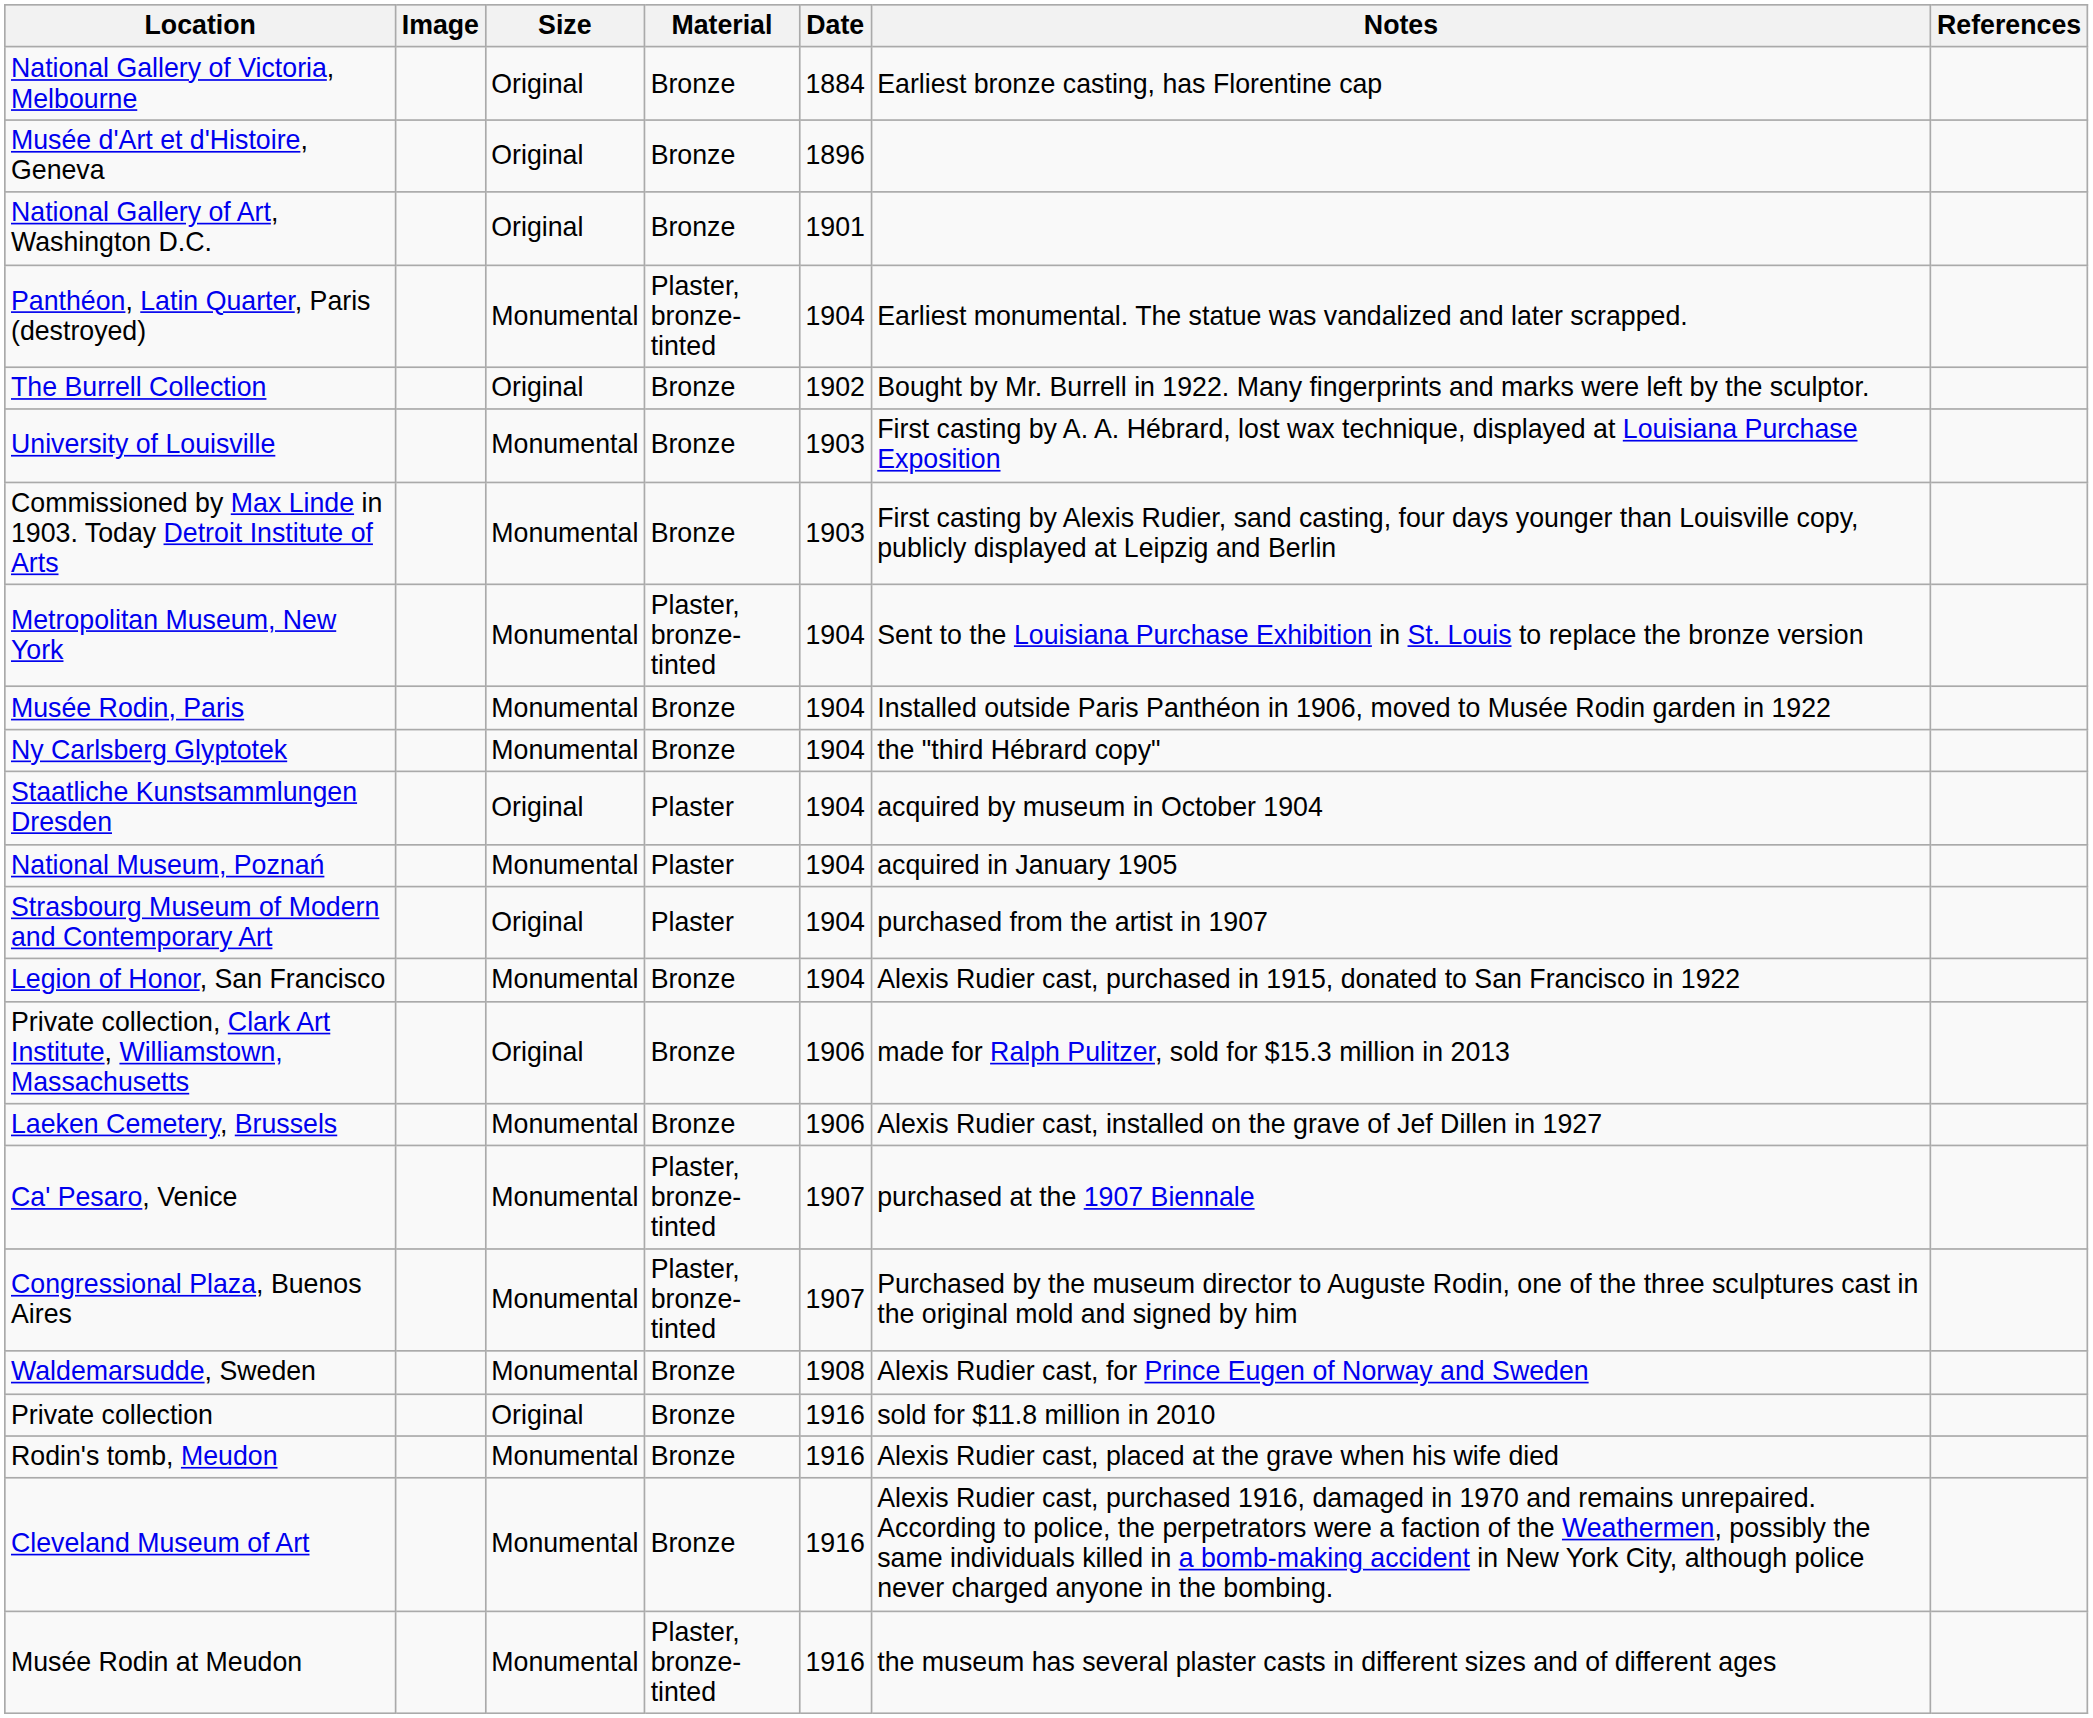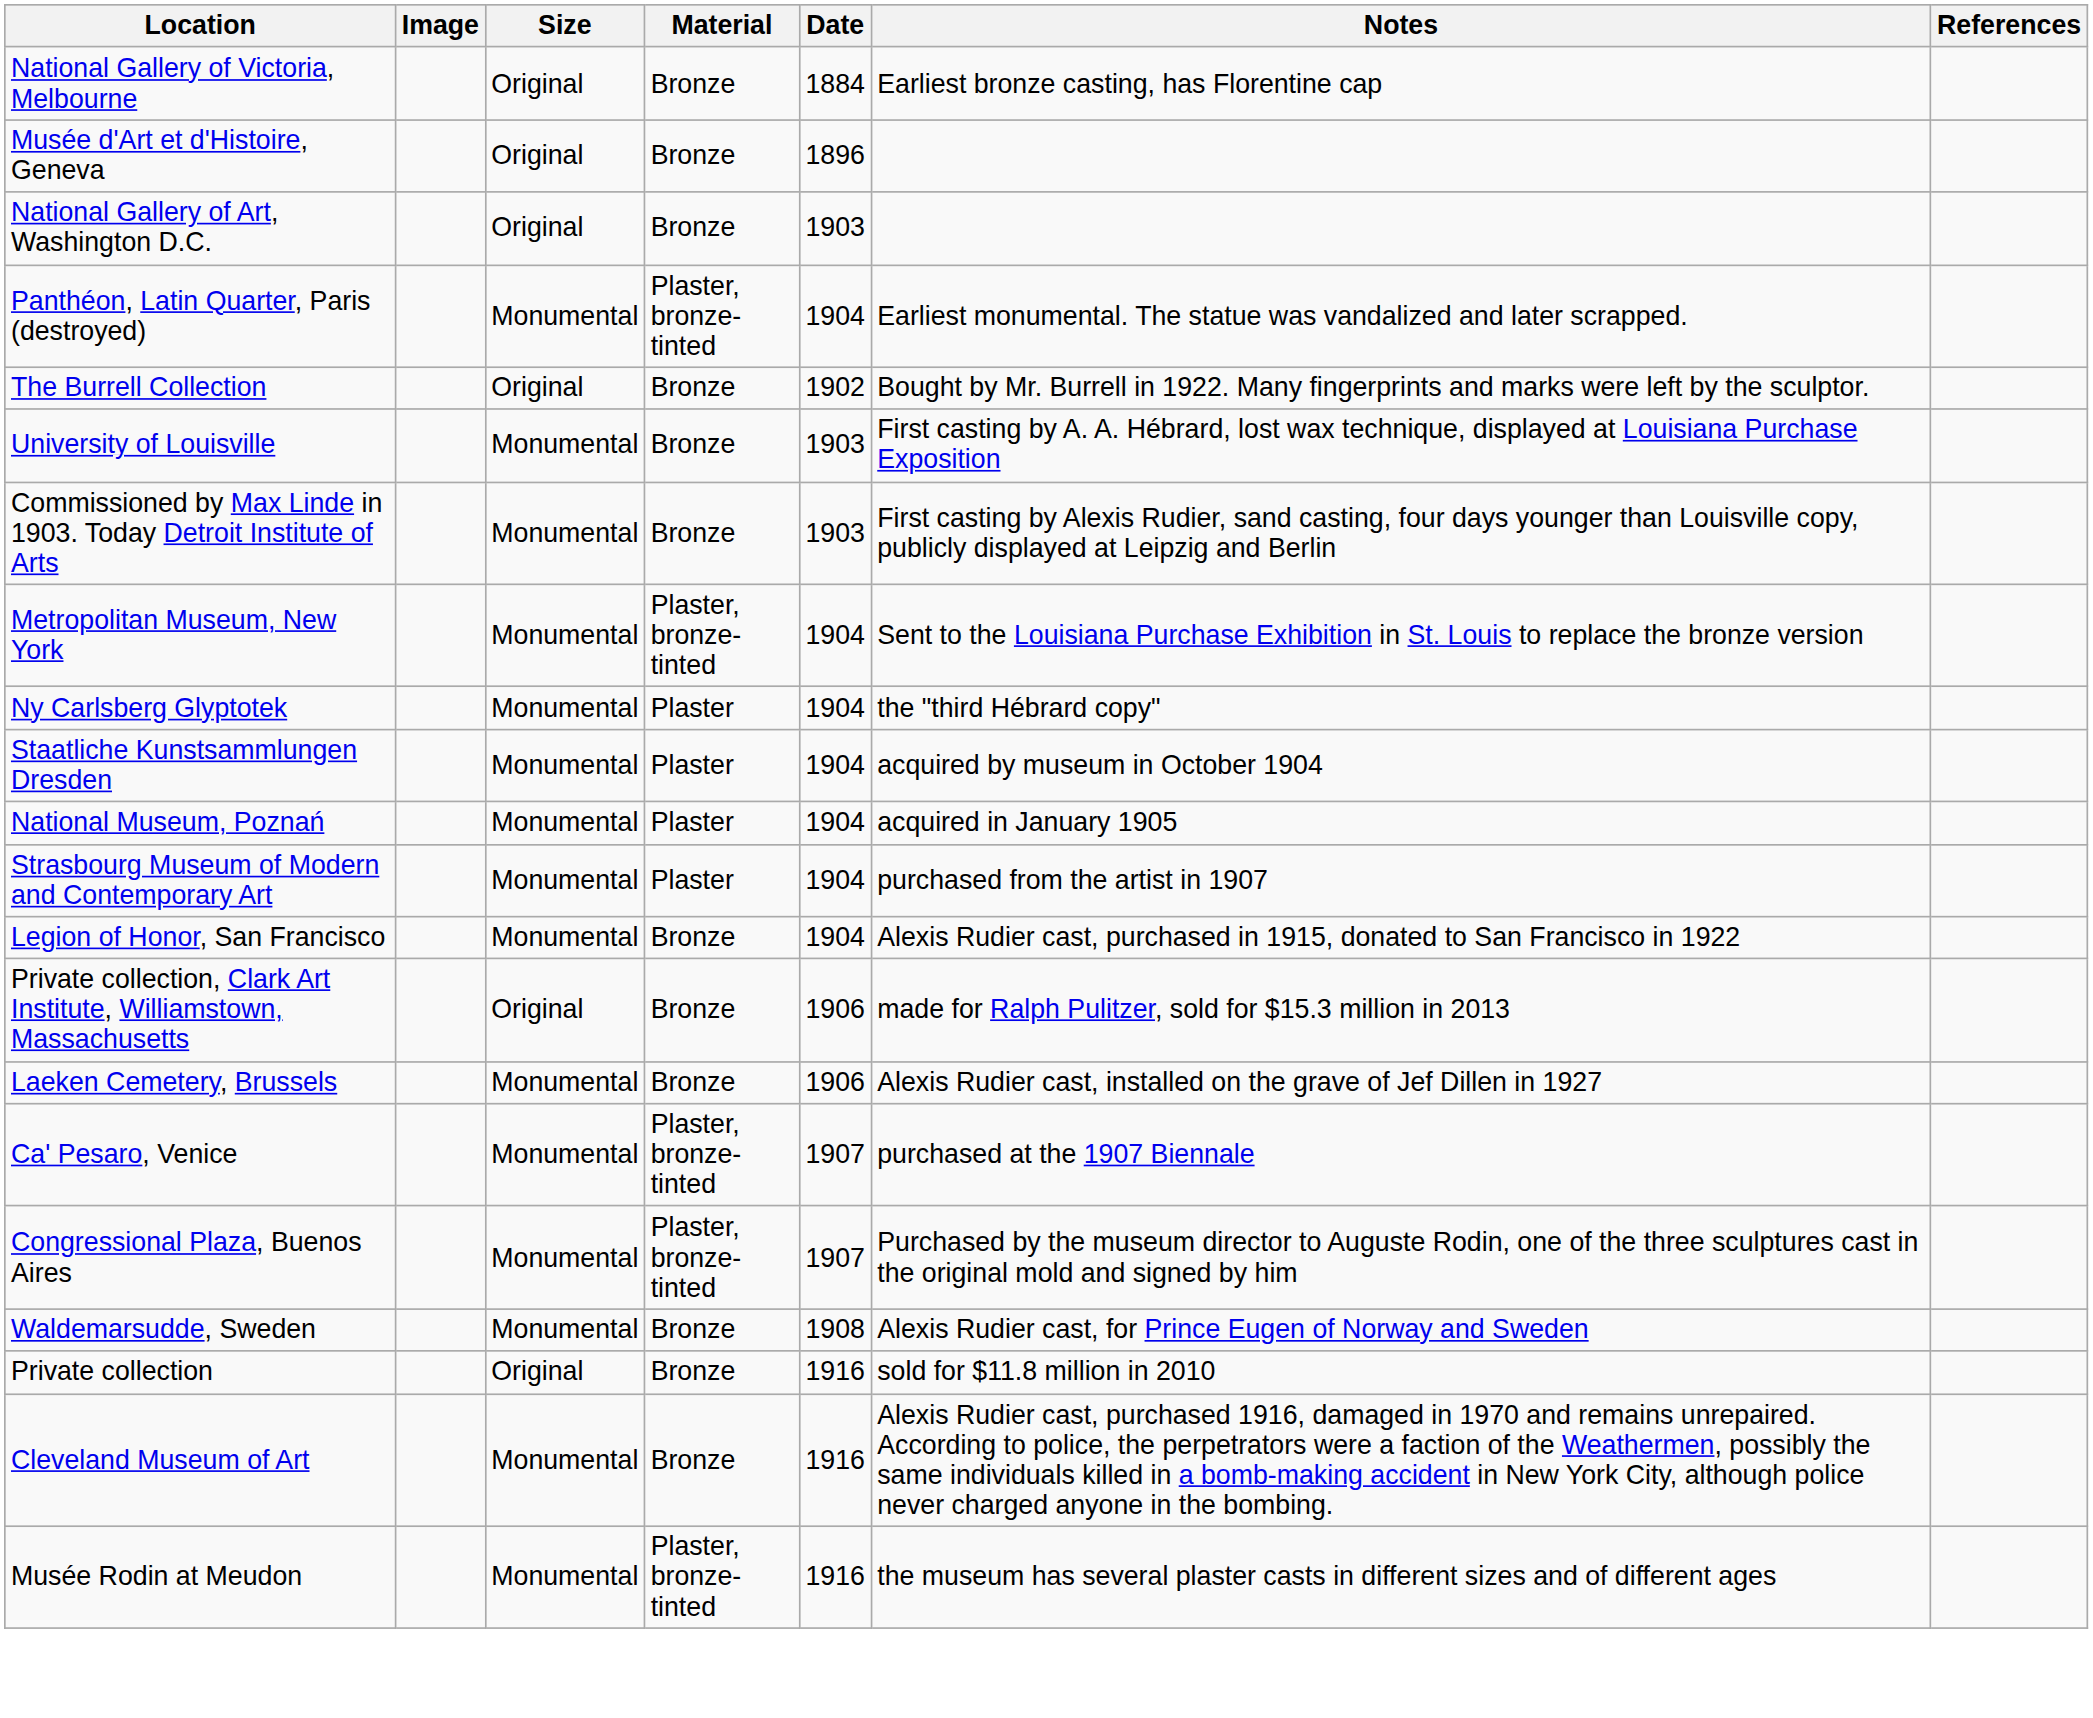(835, 227) 1901 -> (835, 227) 1903
- row: (128, 707)
(693, 750) Bronze -> (692, 707) Plaster
(537, 807) Original -> (565, 765) Monumental
(537, 922) Original -> (565, 879) Monumental
- row: (144, 1456)
